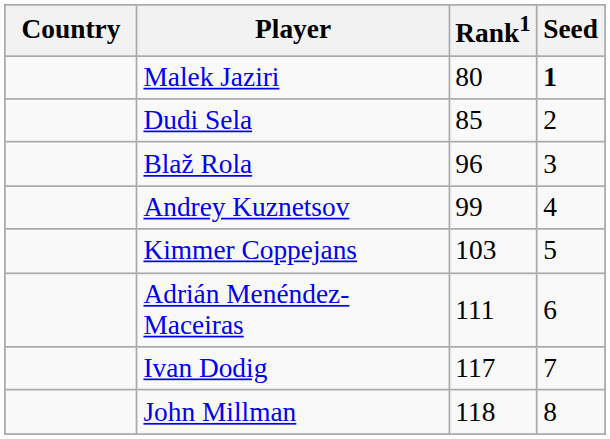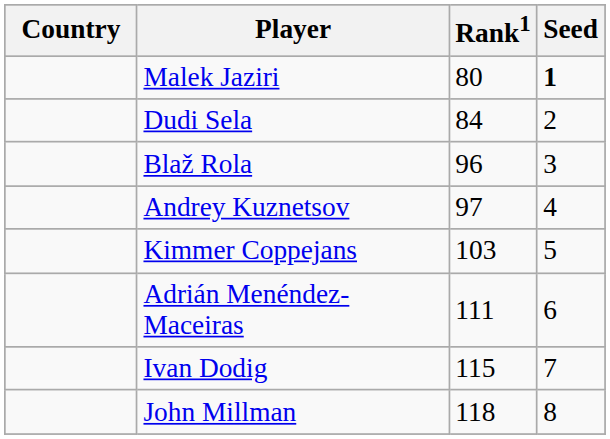(469, 120) 85 -> (469, 120) 84
(469, 207) 99 -> (469, 207) 97
(475, 368) 117 -> (475, 368) 115
